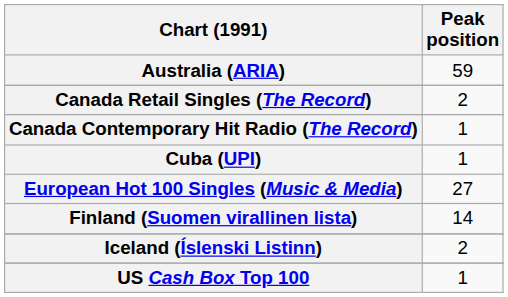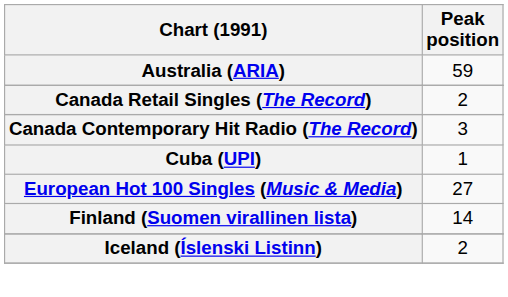(463, 129) 1 -> (463, 129) 3
- row: (213, 277)
